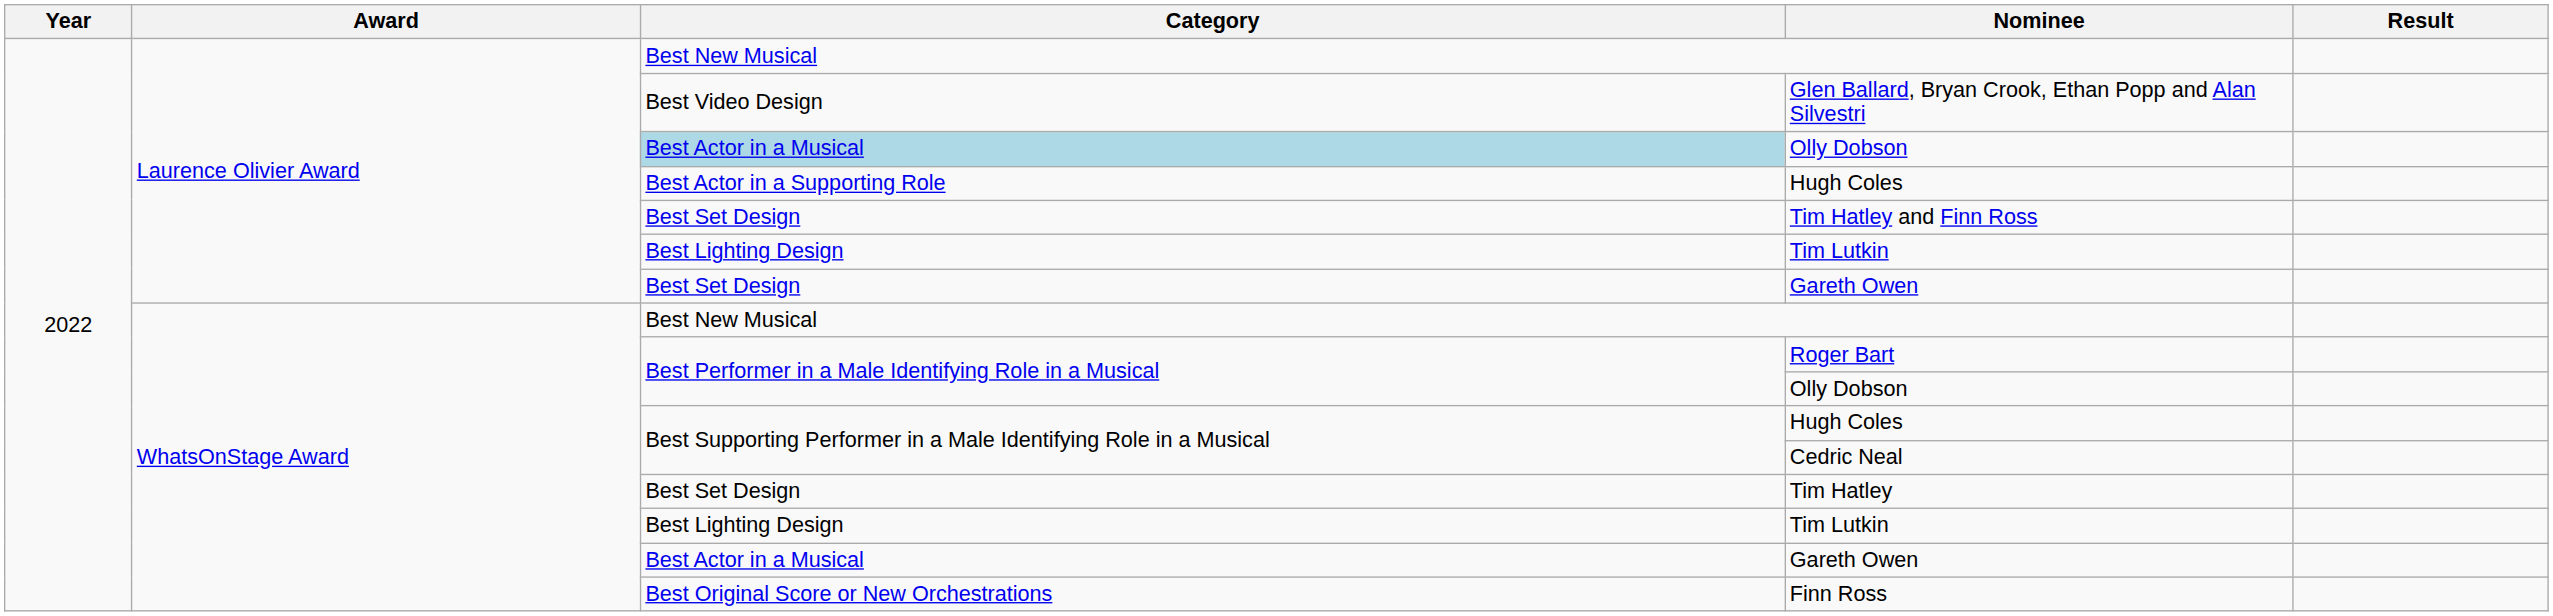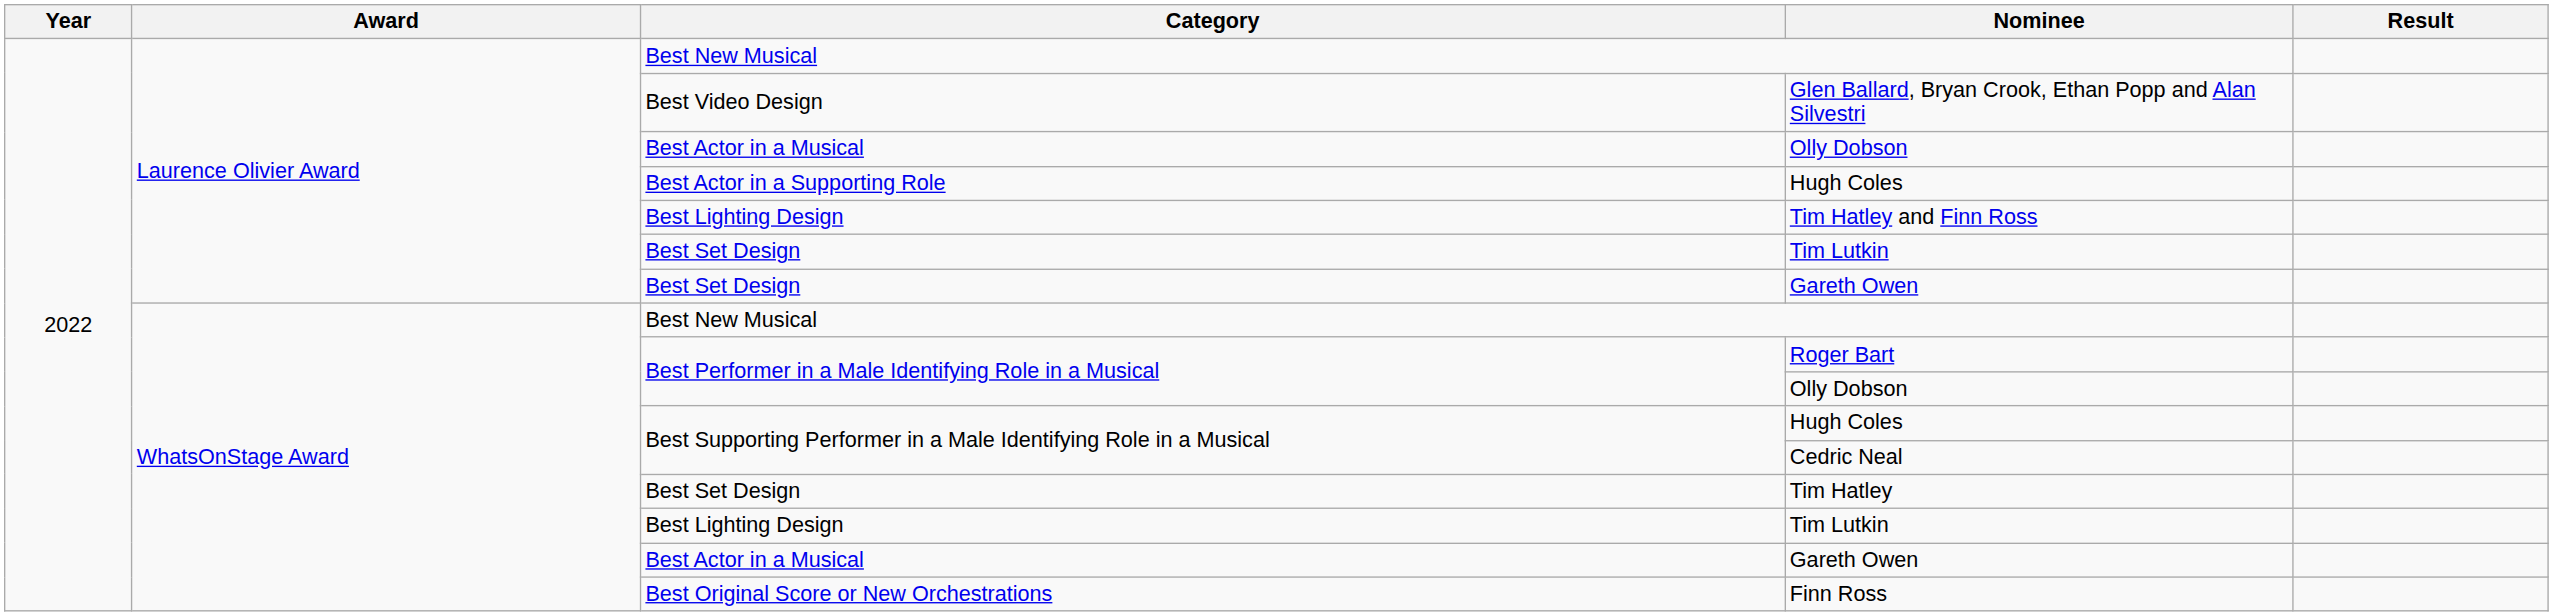(755, 148) lightblue background -> (755, 148) no background
(723, 217) Best Set Design -> (744, 217) Best Lighting Design
(744, 251) Best Lighting Design -> (723, 251) Best Set Design
